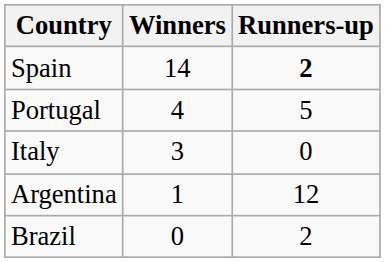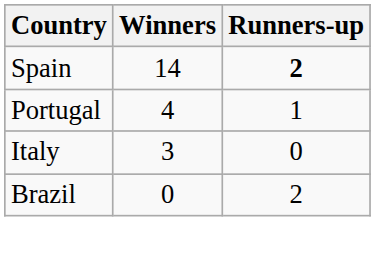(306, 109) 5 -> (296, 109) 1
- row: (64, 194)
